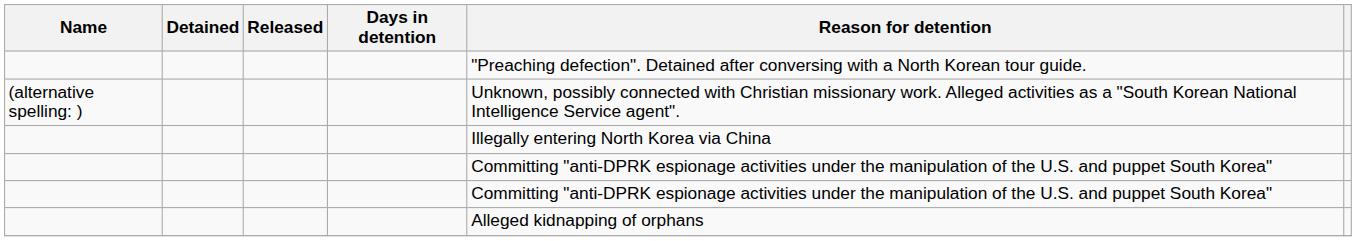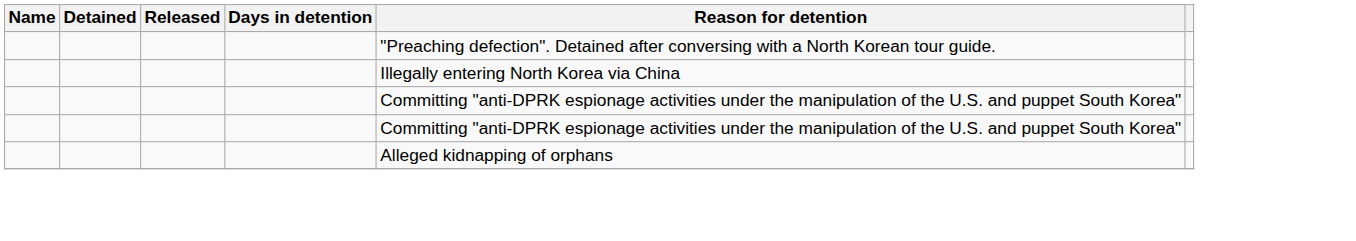- row: (51, 102)
